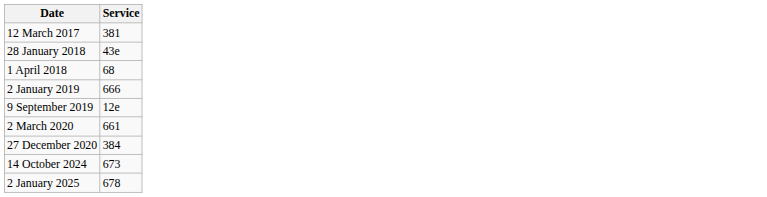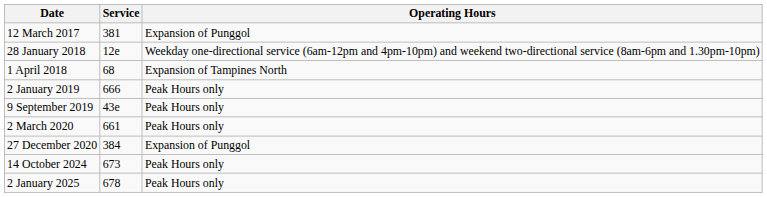+ column: (452, 13)
(111, 51) 43e -> (111, 51) 12e
(111, 107) 12e -> (111, 107) 43e
